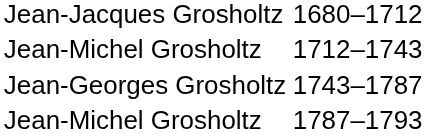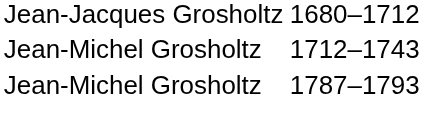- row: (358, 85)
